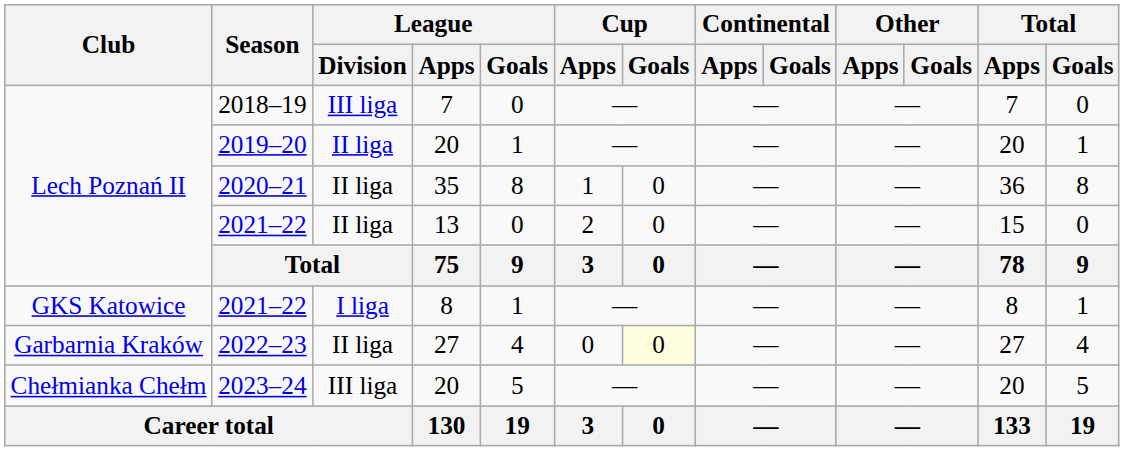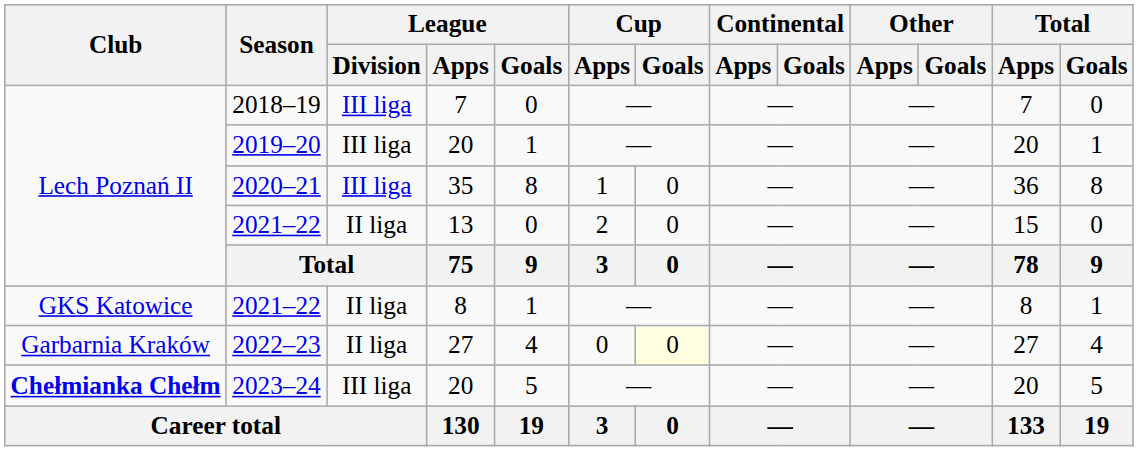(363, 144) II liga -> (377, 144) III liga
(363, 184) II liga -> (377, 184) III liga
(363, 305) I liga -> (377, 305) II liga
(109, 385) normal -> (116, 385) bold
